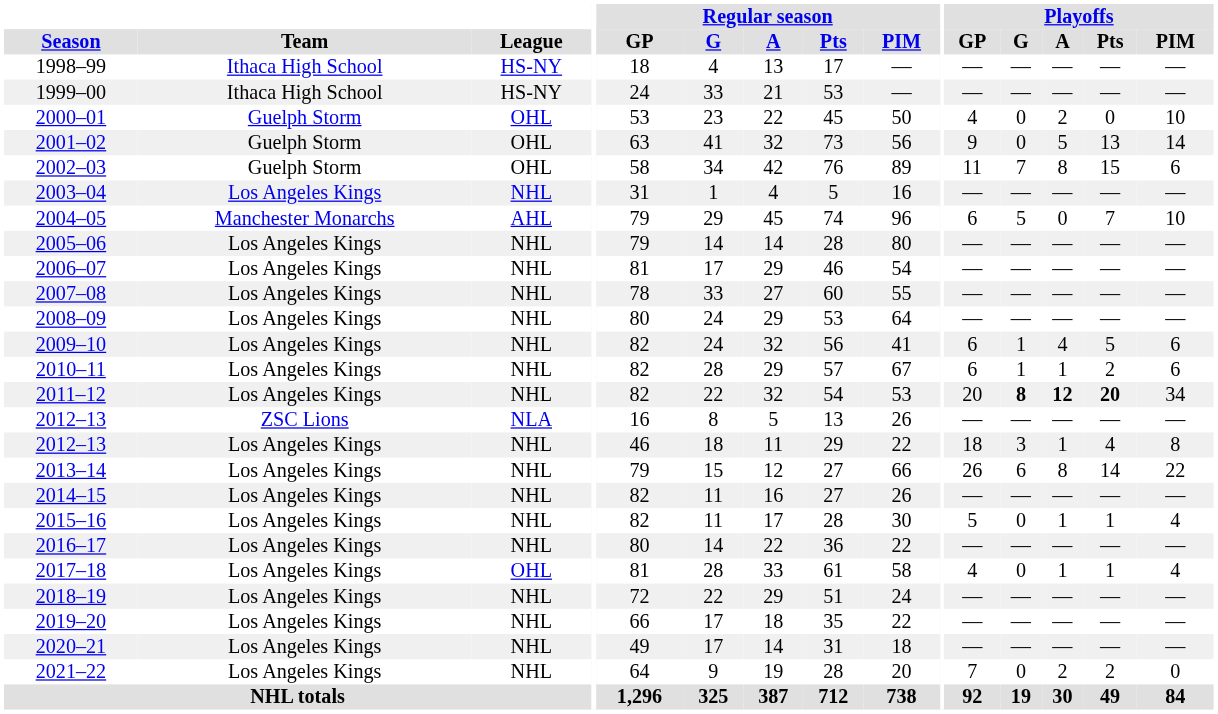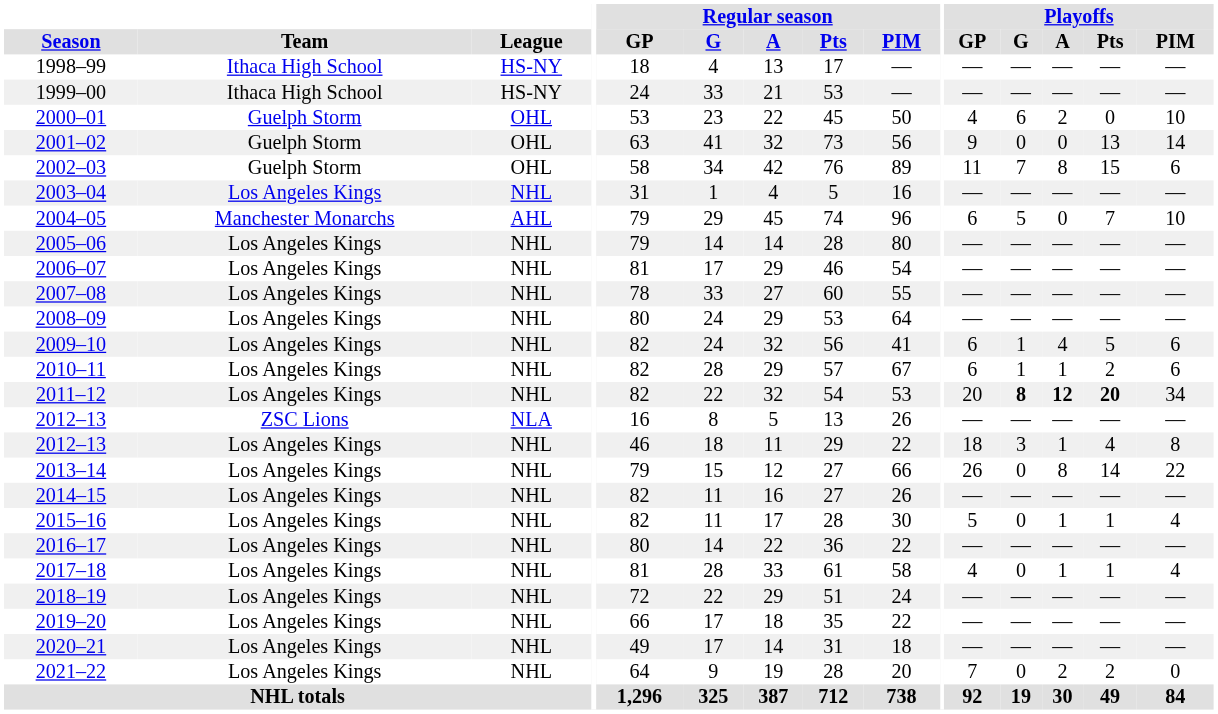(1021, 117) 0 -> (1021, 117) 6
(1062, 142) 5 -> (1062, 142) 0
(1021, 470) 6 -> (1021, 470) 0
(531, 570) OHL -> (531, 570) NHL
